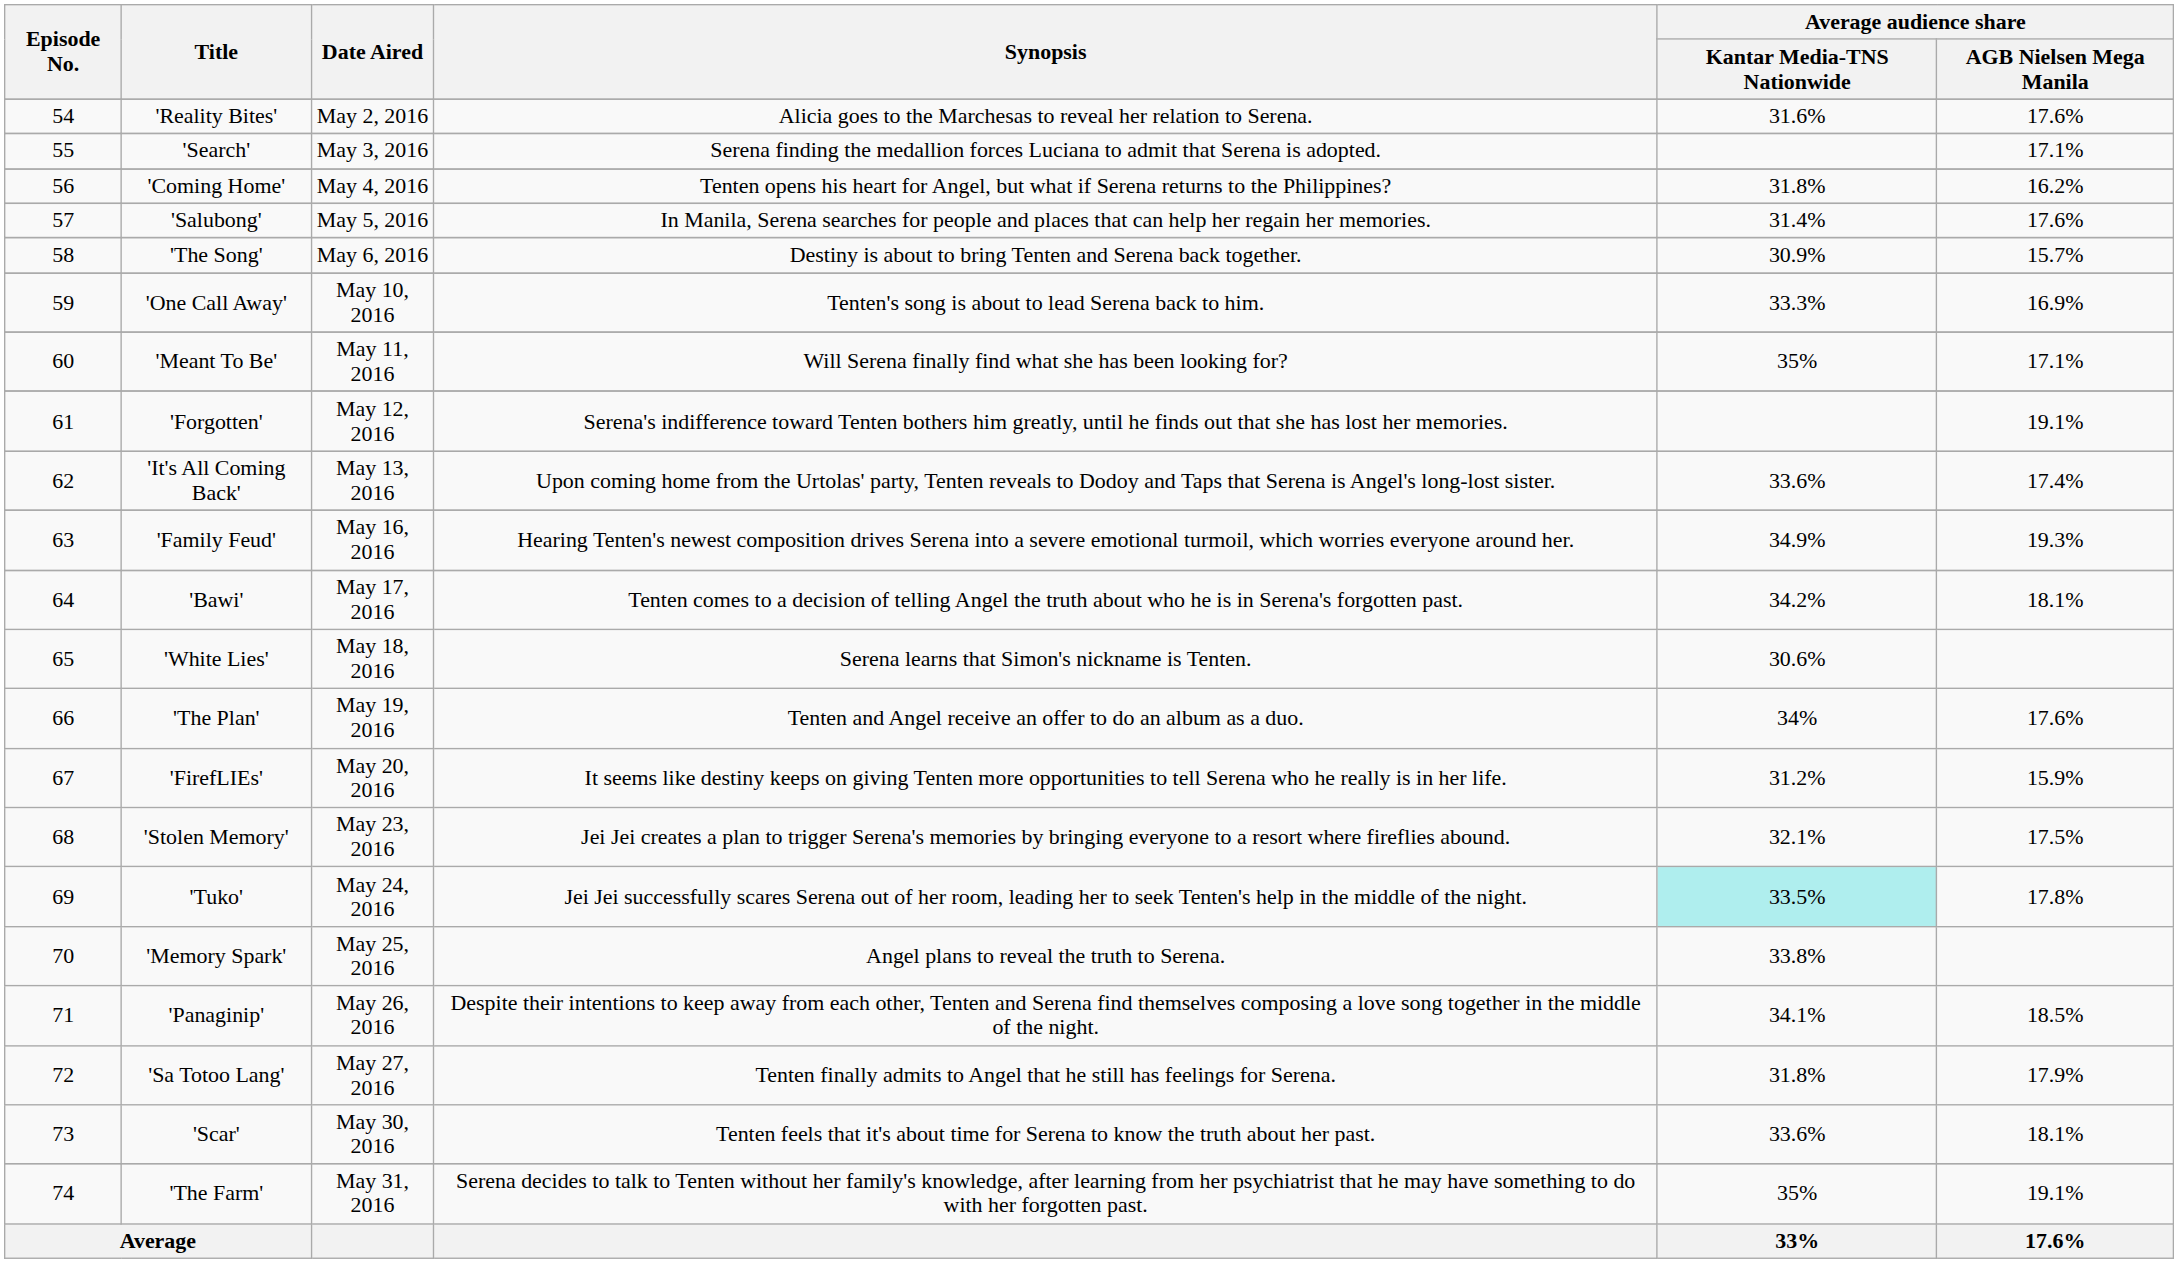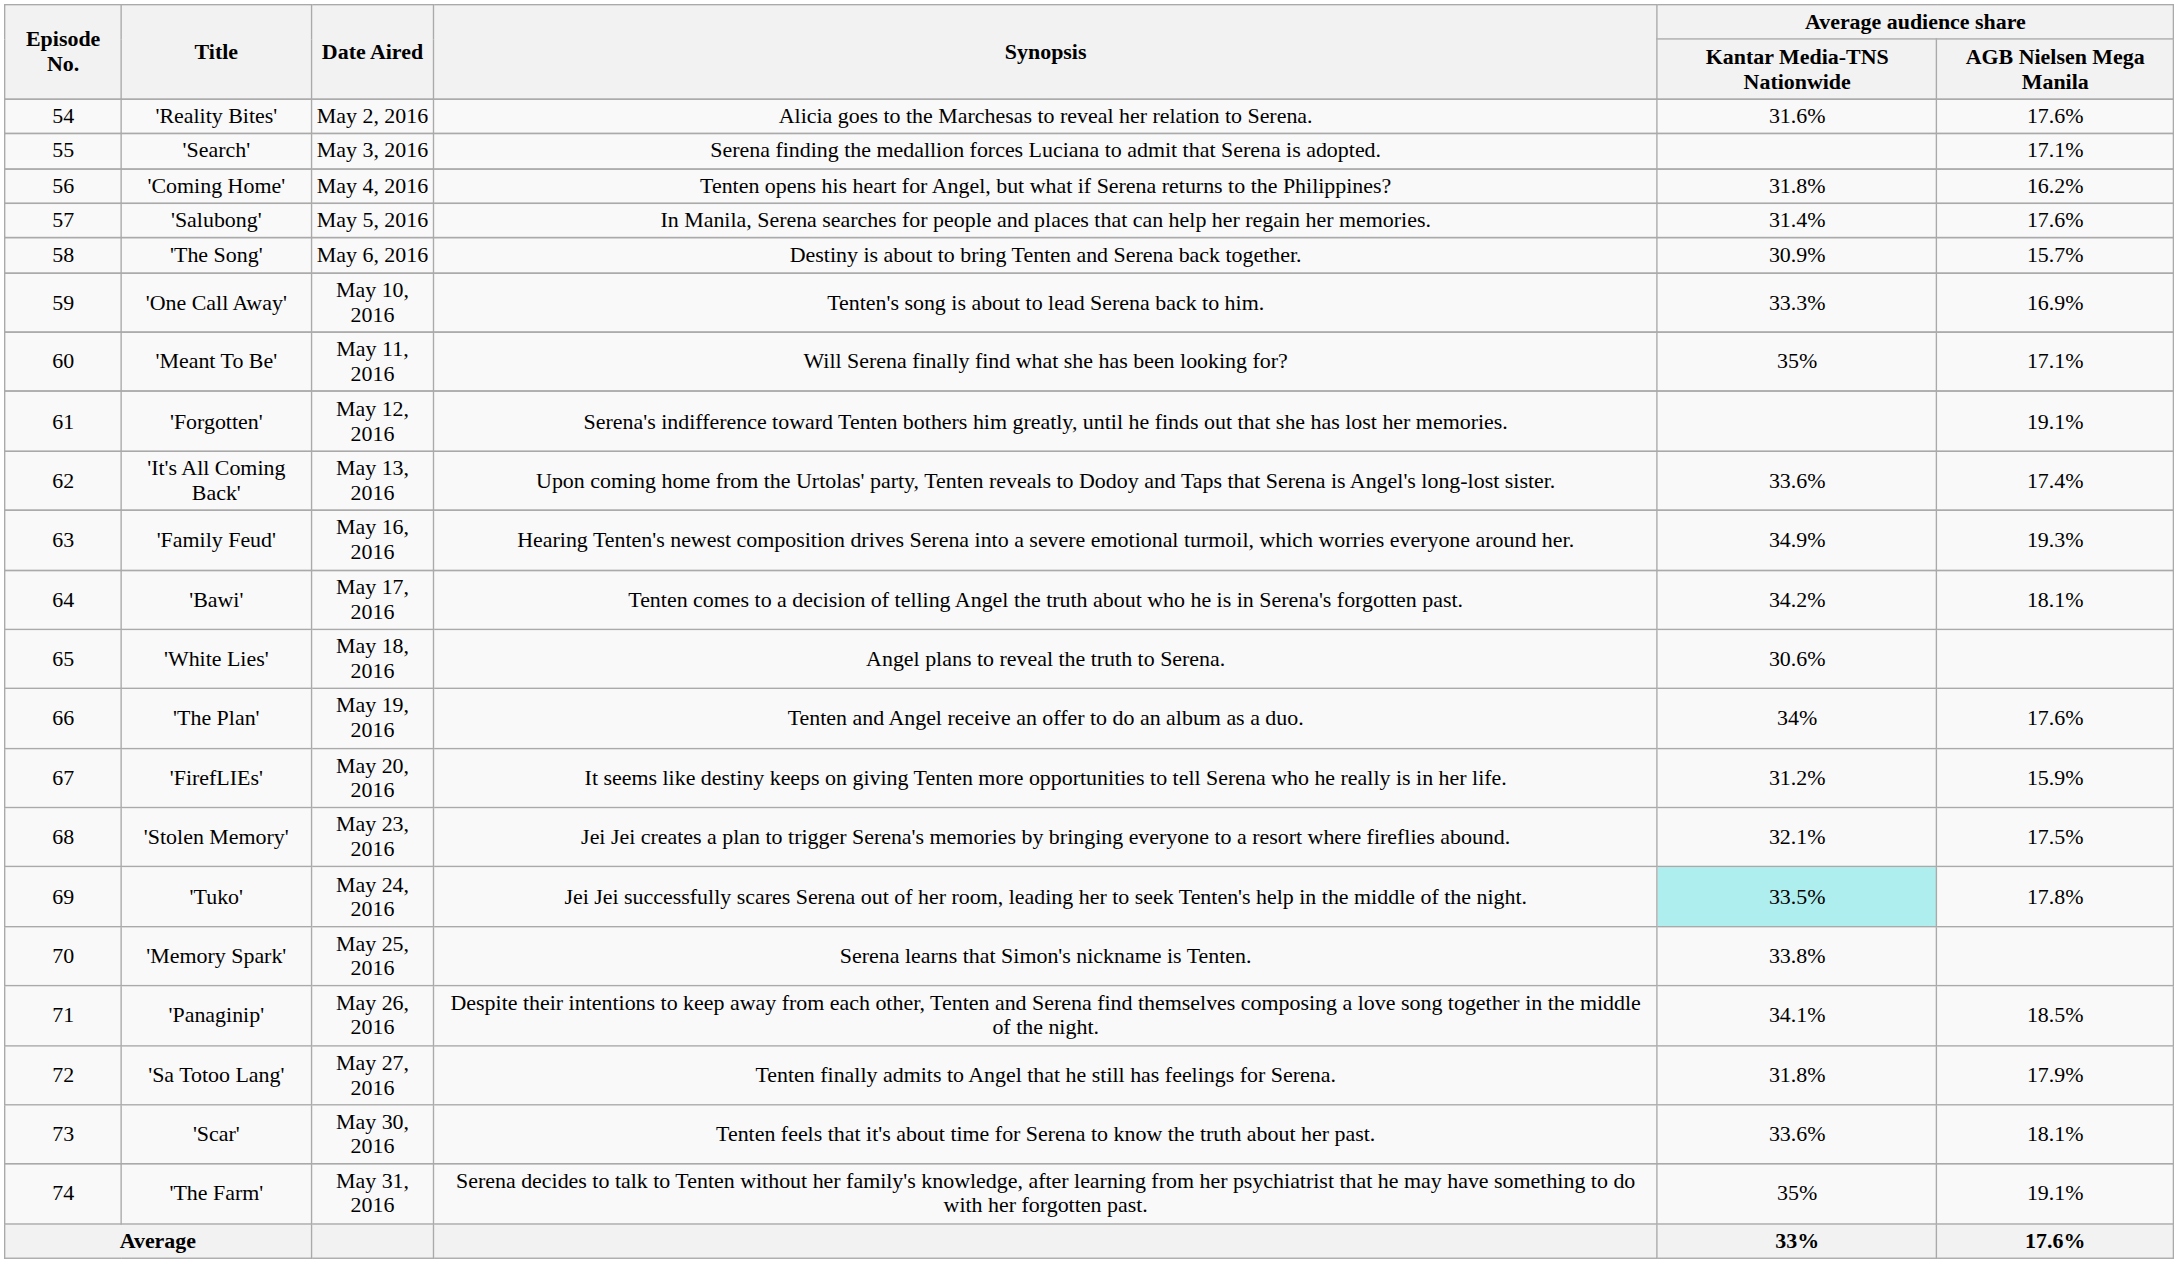(1046, 658) Serena learns that Simon's nickname is Tenten. -> (1046, 658) Angel plans to reveal the truth to Serena.
(1046, 955) Angel plans to reveal the truth to Serena. -> (1046, 955) Serena learns that Simon's nickname is Tenten.
